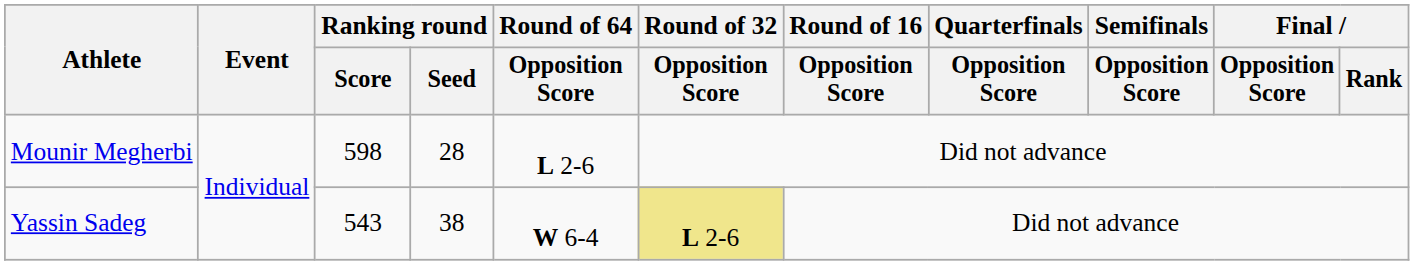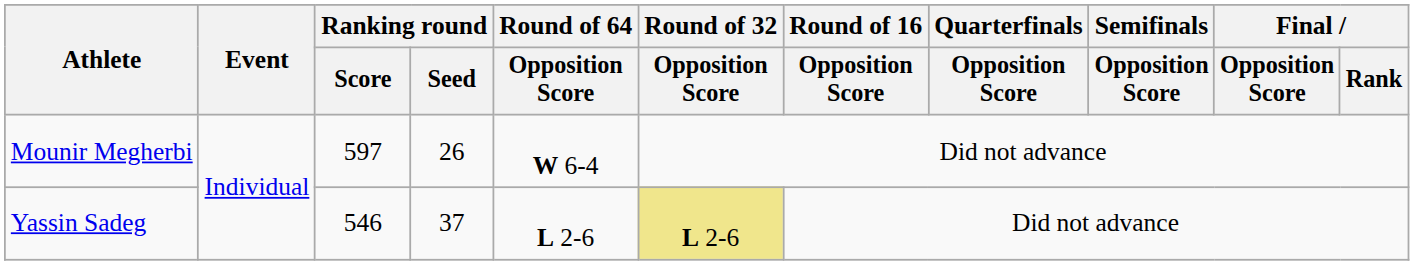(363, 151) 598 -> (363, 151) 597
(452, 151) 28 -> (452, 151) 26
(566, 166) L 2-6 -> (566, 166) W 6-4
(363, 223) 543 -> (363, 223) 546
(452, 223) 38 -> (452, 223) 37
(566, 238) W 6-4 -> (566, 238) L 2-6
